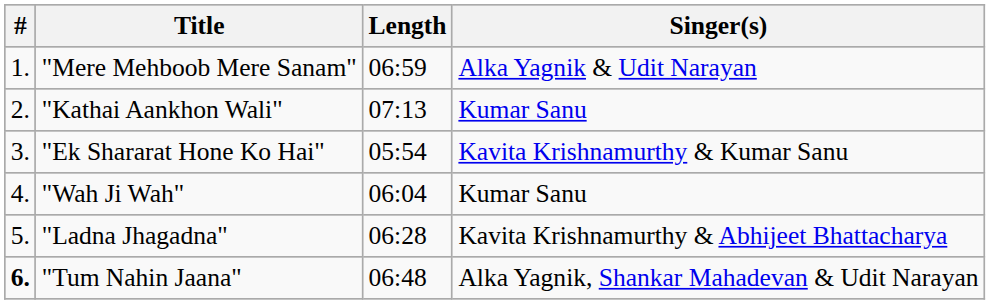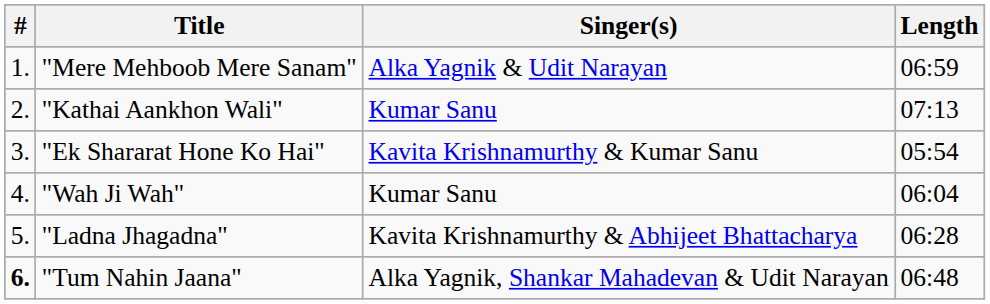columns swapped: (718, 25) <-> (408, 25)
